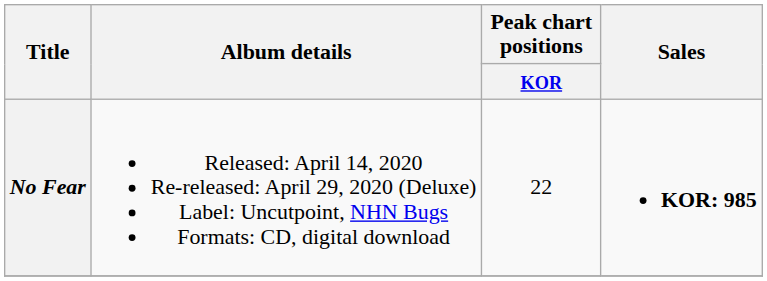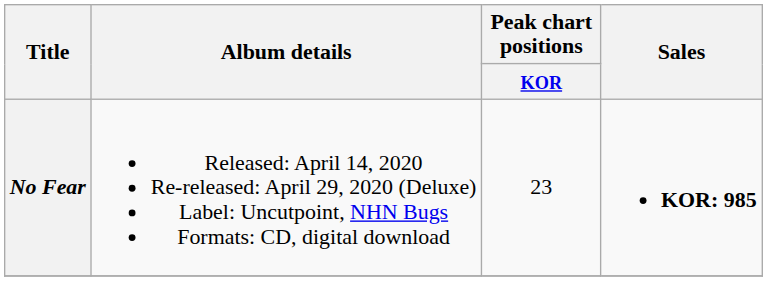(541, 187) 22 -> (541, 187) 23
